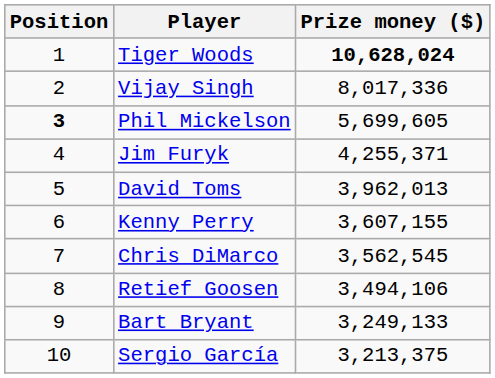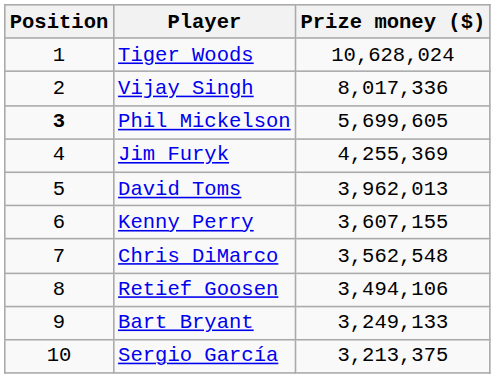(393, 55) bold -> (393, 55) normal
(393, 155) 4,255,371 -> (393, 155) 4,255,369
(393, 256) 3,562,545 -> (393, 256) 3,562,548
